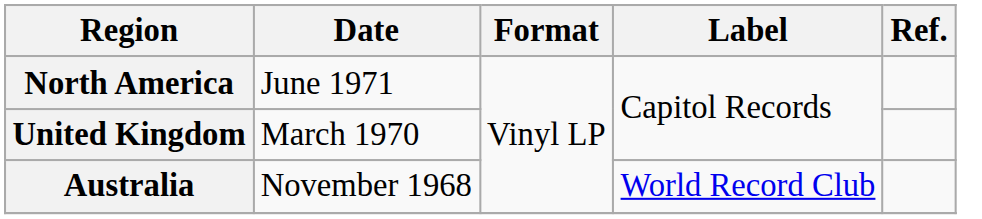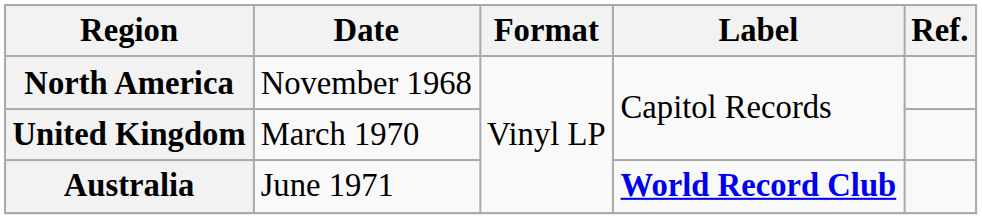(327, 82) June 1971 -> (366, 82) November 1968
(366, 185) November 1968 -> (327, 185) June 1971
(748, 185) normal -> (758, 185) bold
